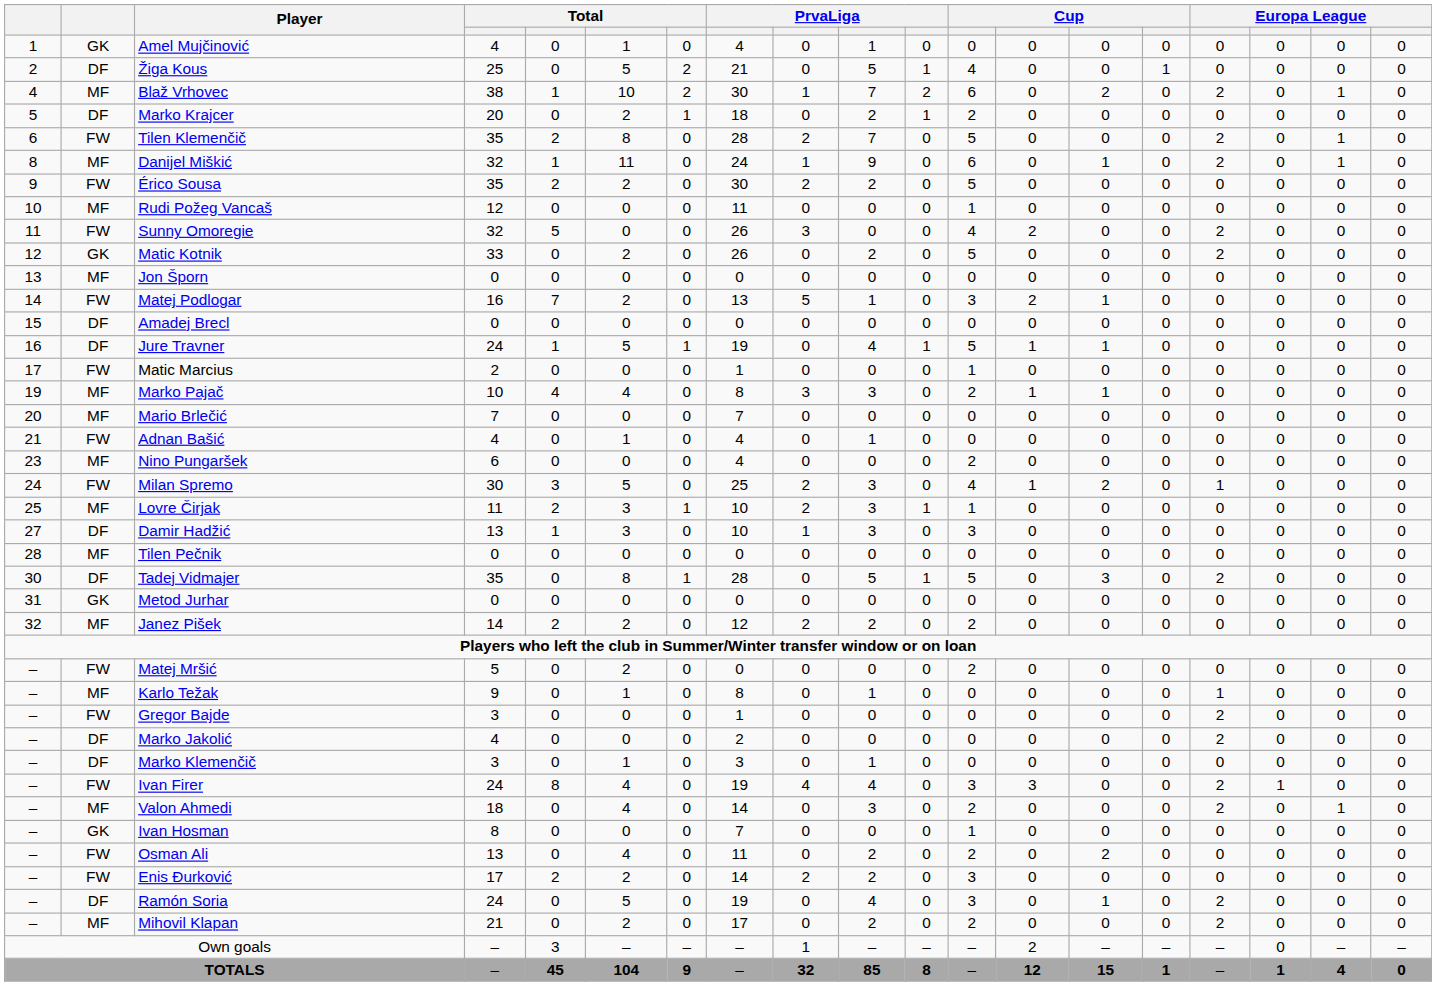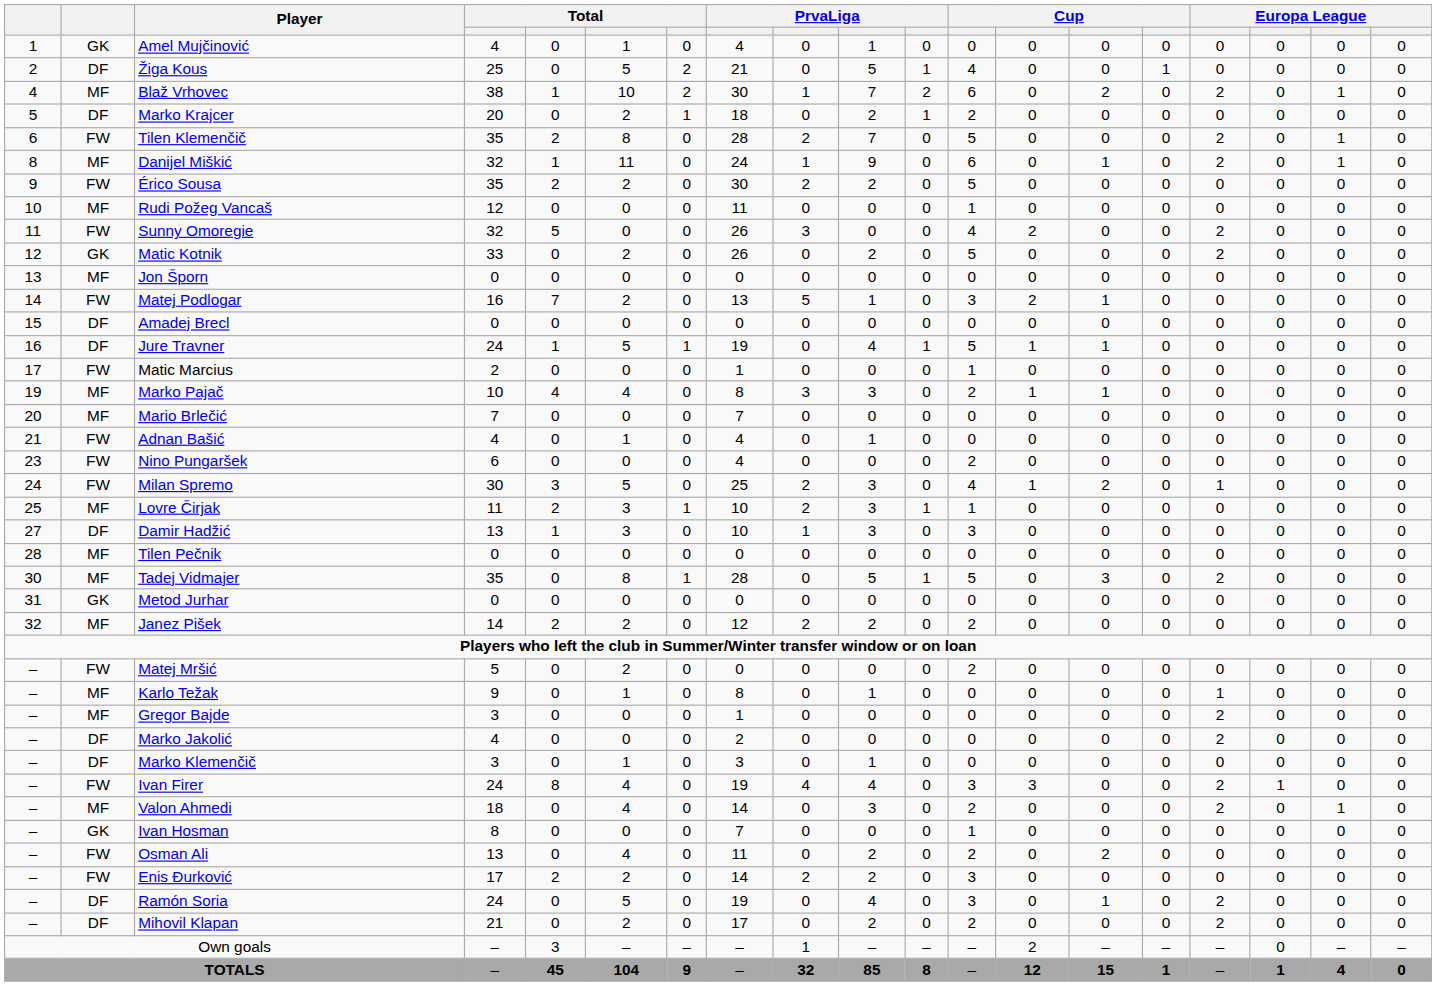(98, 461) MF -> (98, 461) FW
(98, 577) DF -> (98, 577) MF
(98, 715) FW -> (98, 715) MF
(98, 923) MF -> (98, 923) DF
